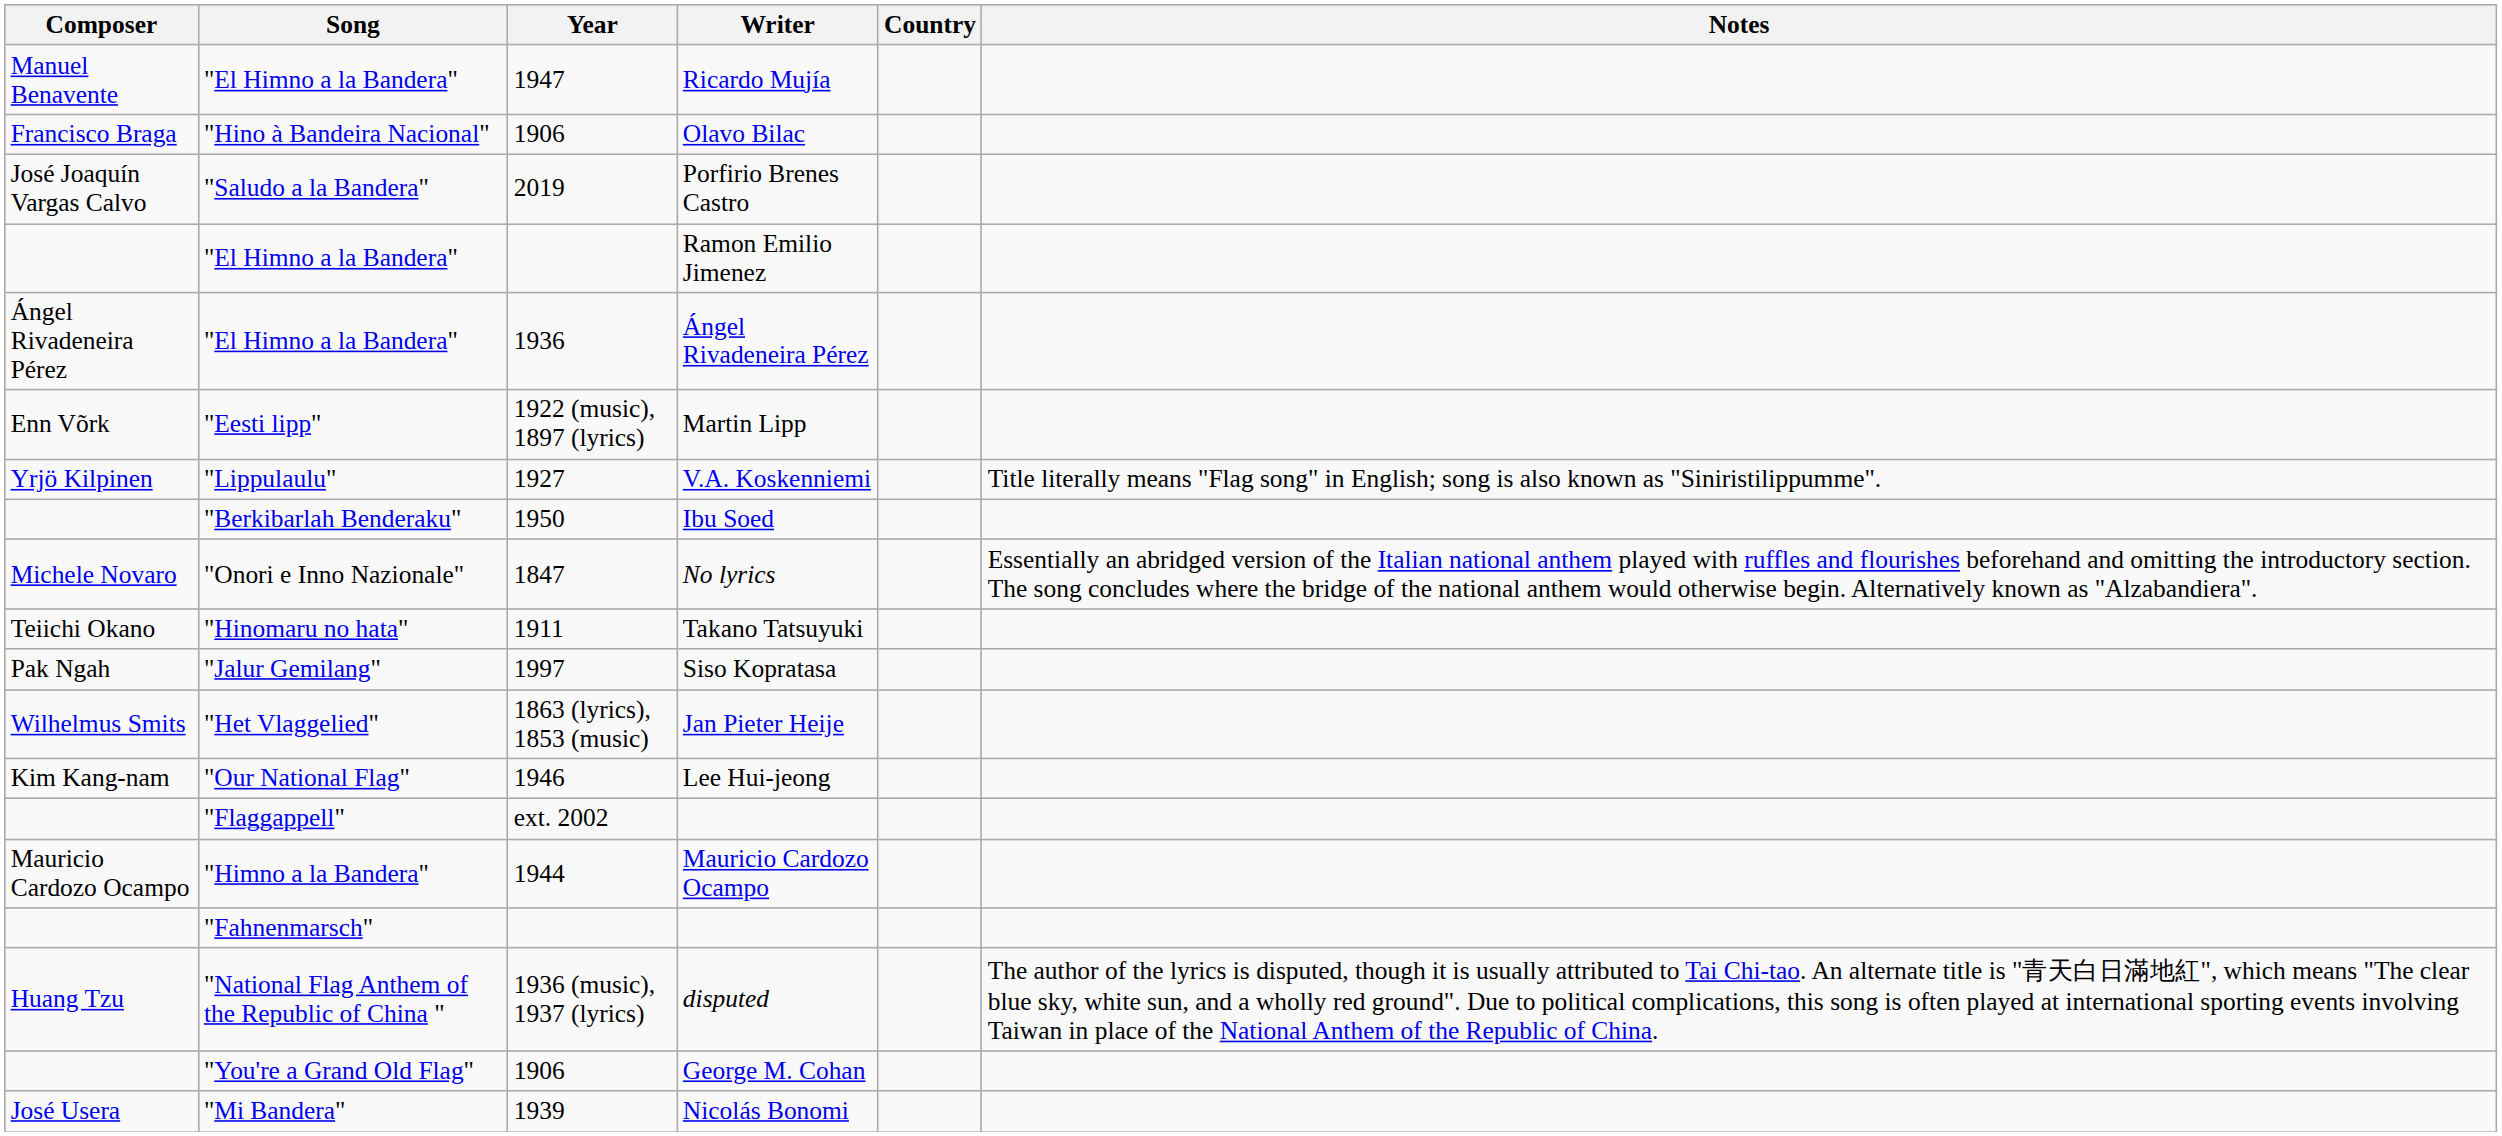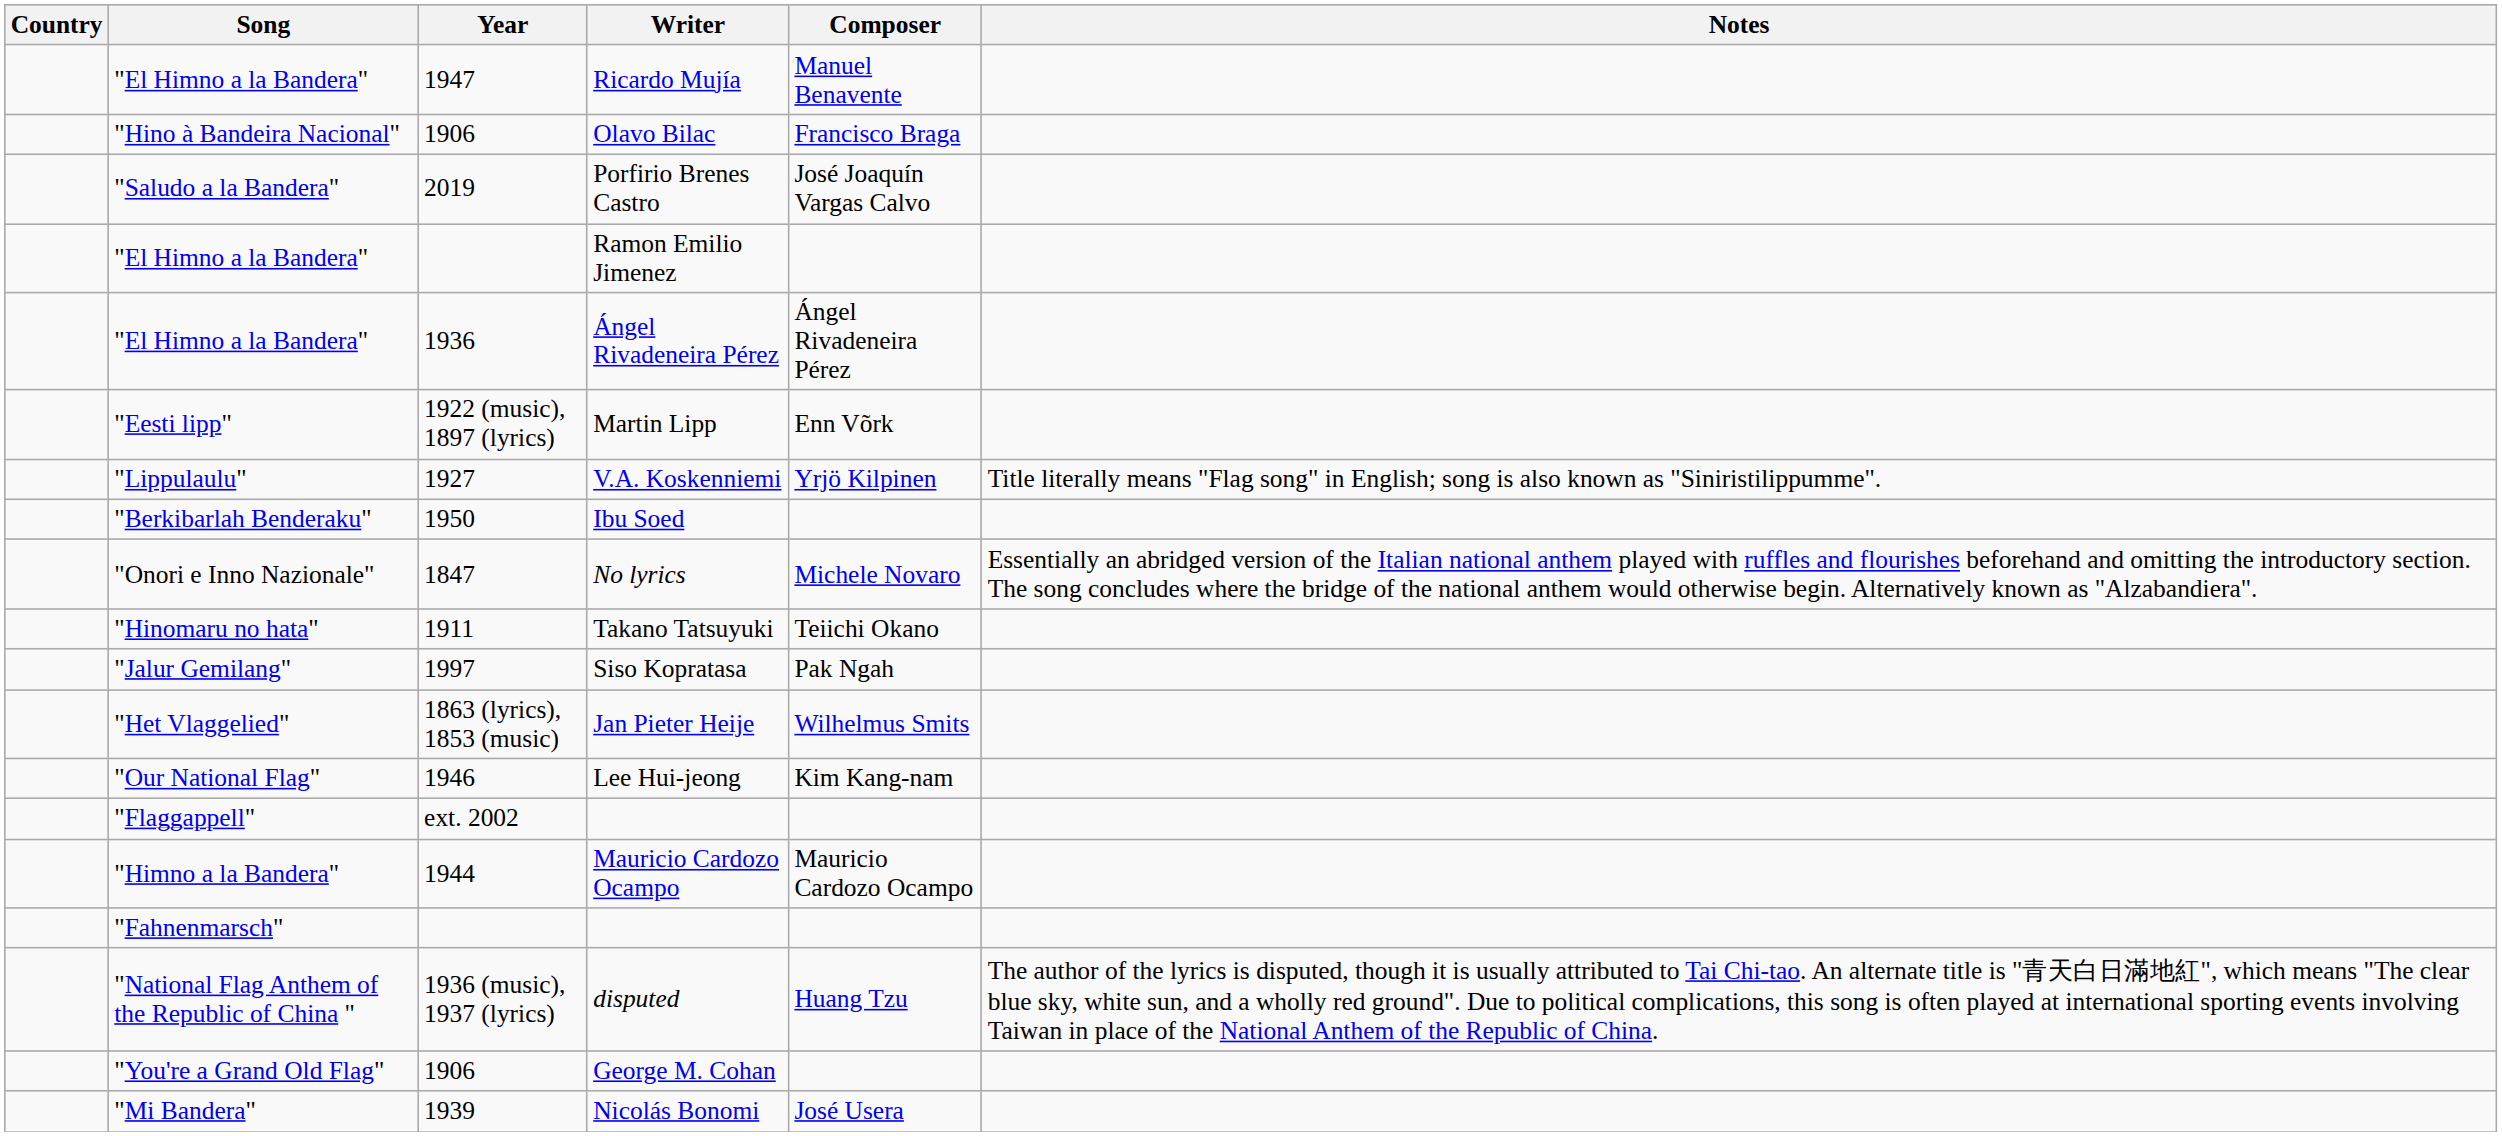columns swapped: (930, 24) <-> (101, 24)
